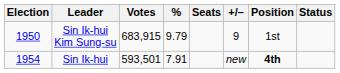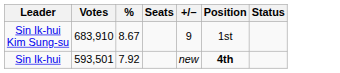- column: (28, 13)
(141, 36) 683,915 -> (94, 36) 683,910
(176, 36) 9.79 -> (129, 36) 8.67
(176, 59) 7.91 -> (129, 59) 7.92
